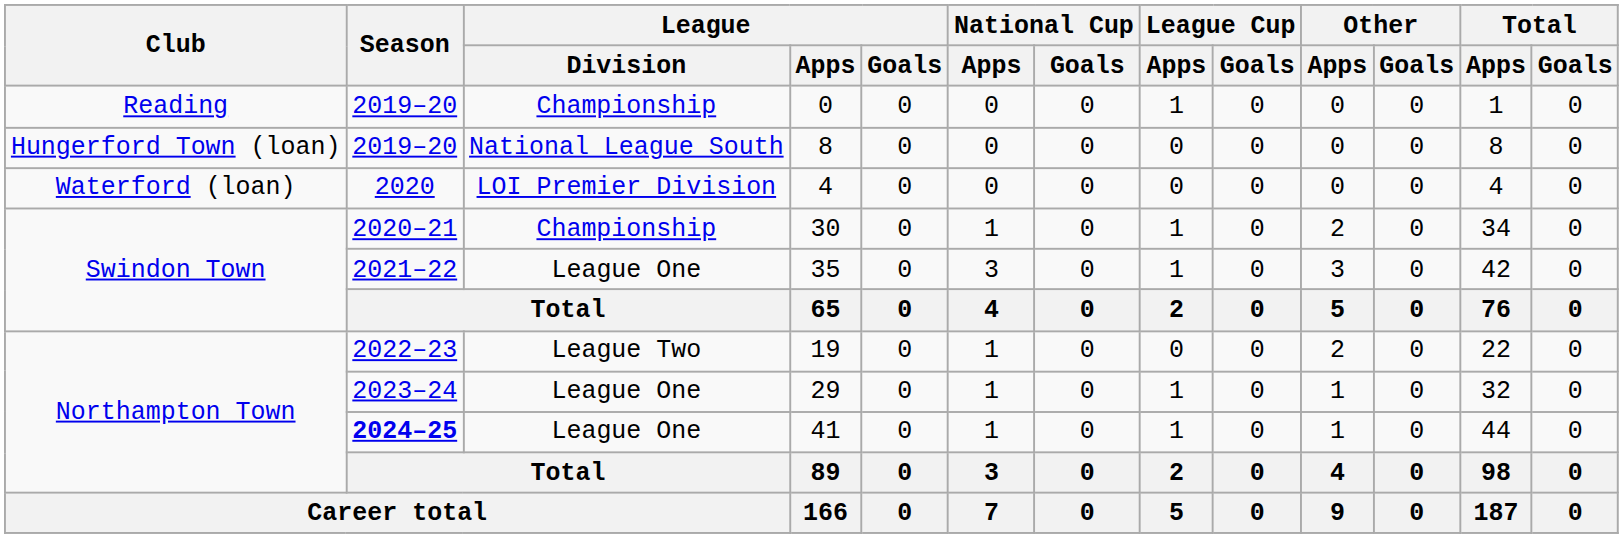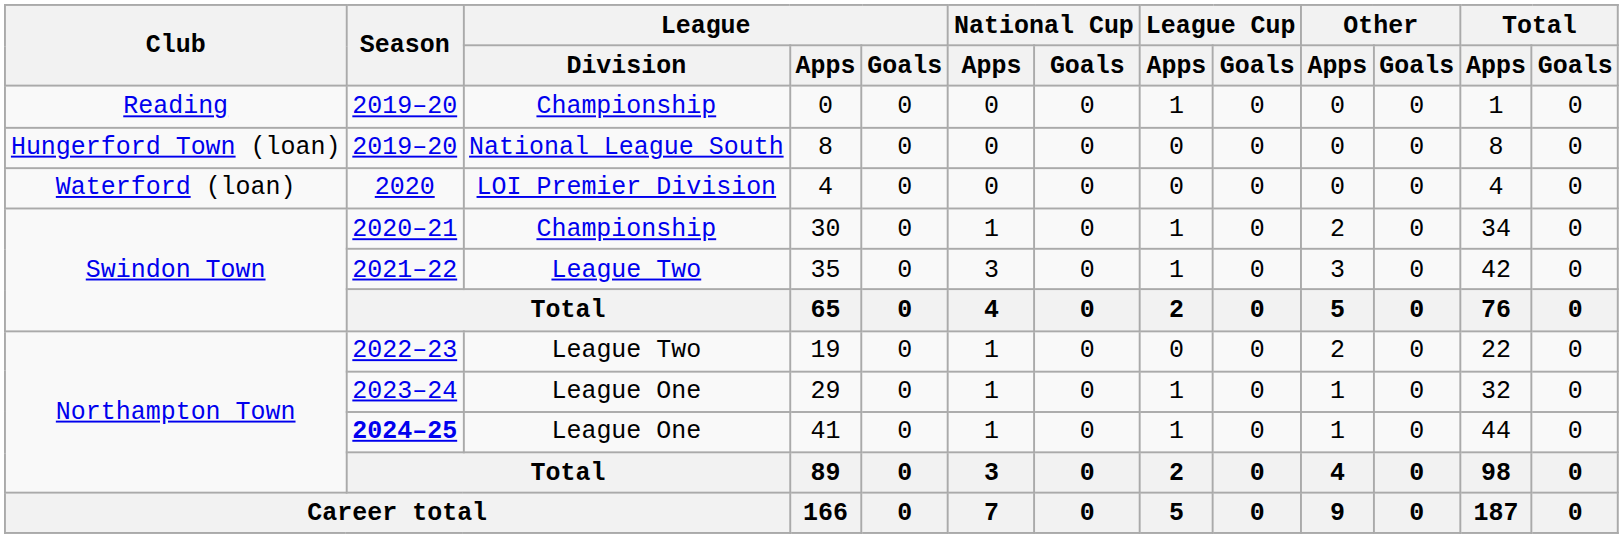(626, 269) League One -> (626, 269) League Two
